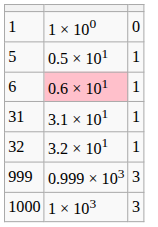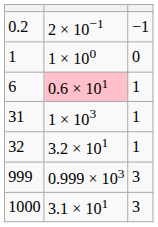+ row: (18, 26)
- row: (12, 56)
(78, 116) 3.1 × 101 -> (72, 116) 1 × 103
(72, 206) 1 × 103 -> (78, 206) 3.1 × 101
